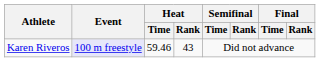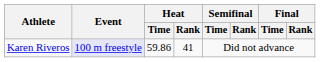(159, 48) 59.46 -> (159, 48) 59.86
(188, 48) 43 -> (188, 48) 41
